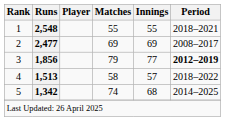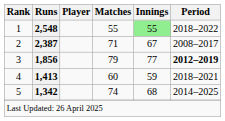(152, 28) no background -> (152, 28) lightgreen background
(196, 28) 2018–2021 -> (196, 28) 2018–2022
(46, 44) 2,477 -> (46, 44) 2,387
(113, 44) 69 -> (113, 44) 71
(152, 44) 69 -> (152, 44) 67
(46, 76) 1,513 -> (46, 76) 1,413
(113, 76) 58 -> (113, 76) 60
(152, 76) 57 -> (152, 76) 59
(196, 76) 2018–2022 -> (196, 76) 2018–2021
